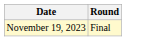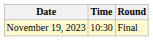+ column: (102, 12)
